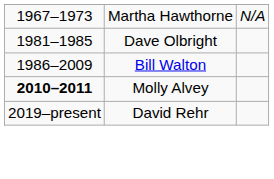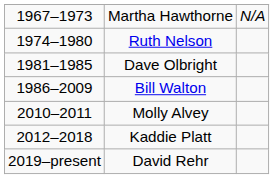+ row: (170, 40)
(54, 88) bold -> (54, 112) normal
+ row: (170, 137)
